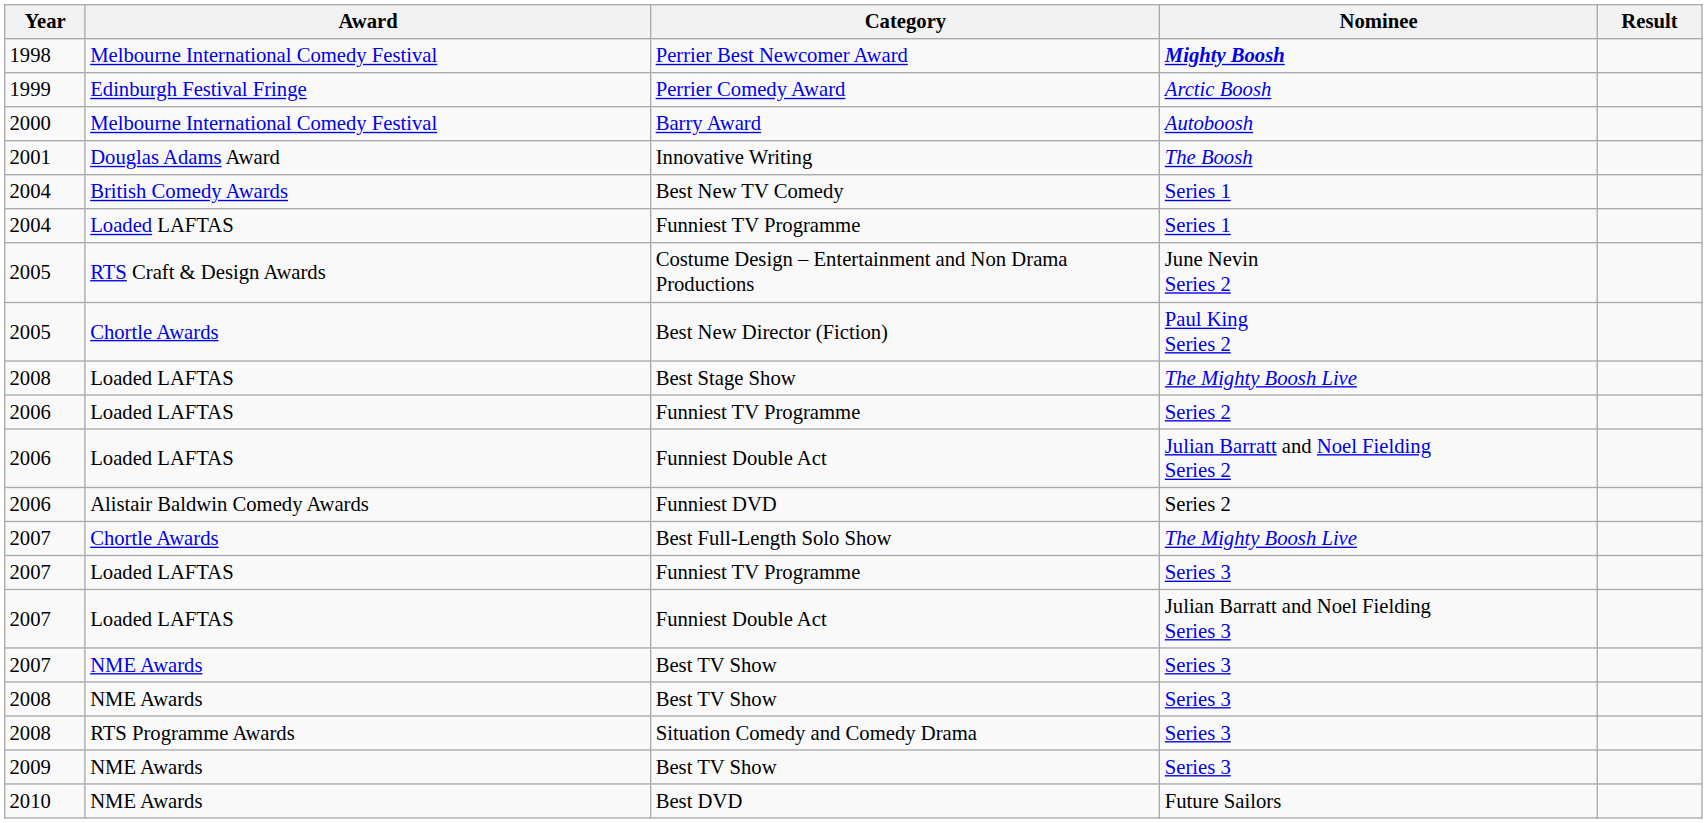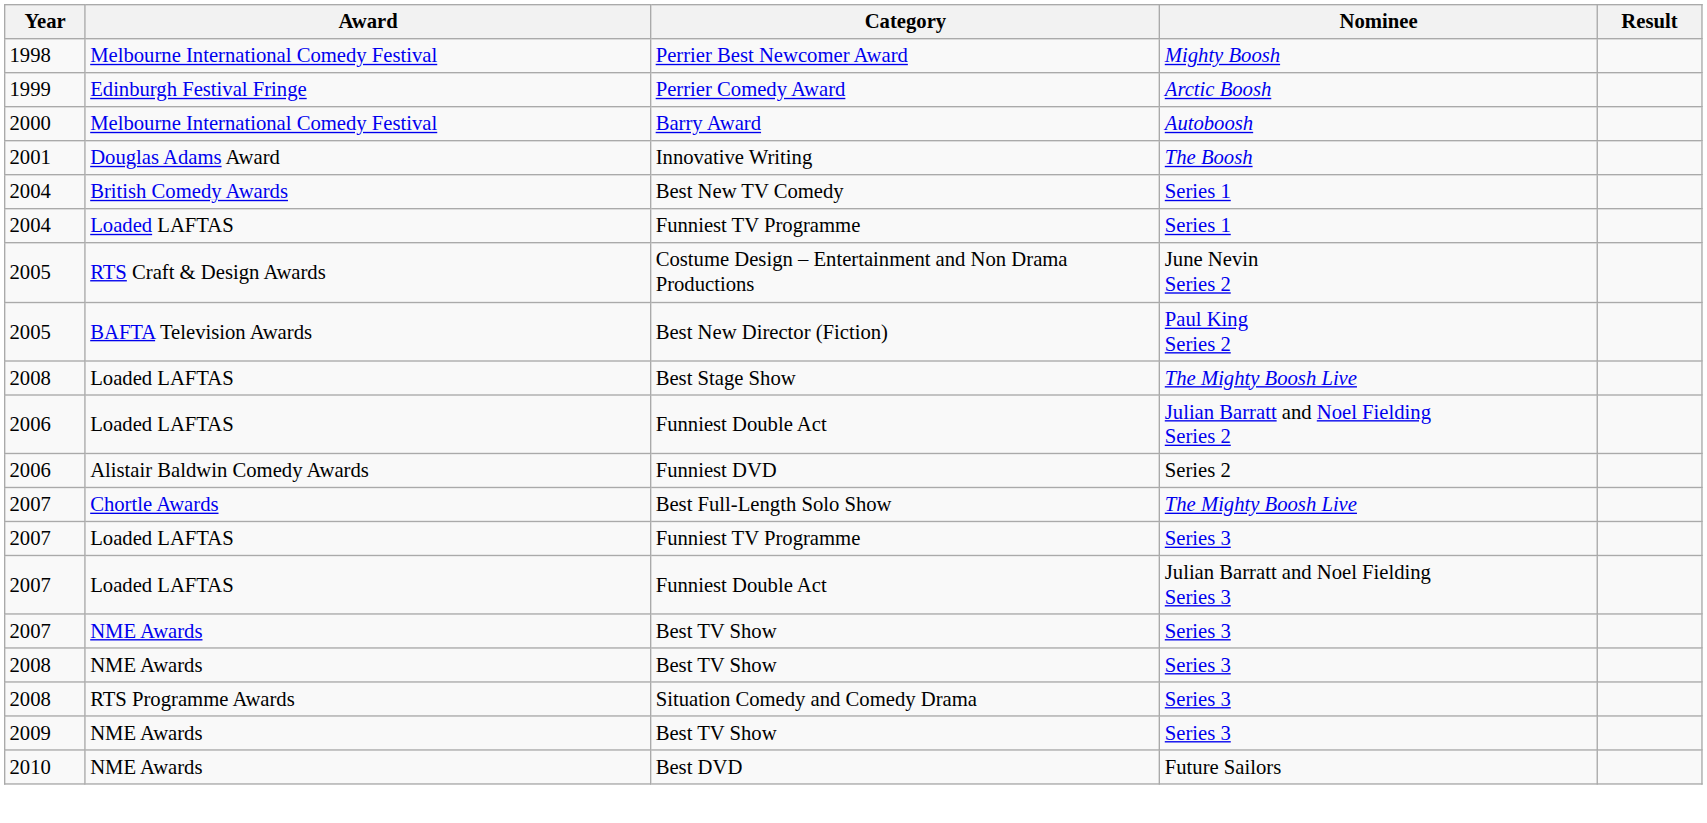(1225, 55) bold -> (1222, 55) normal
(154, 331) Chortle Awards -> (201, 331) BAFTA Television Awards
- row: (30, 411)
